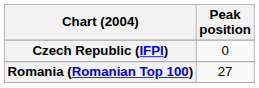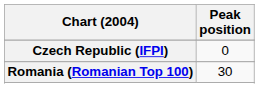(225, 72) 27 -> (225, 72) 30
